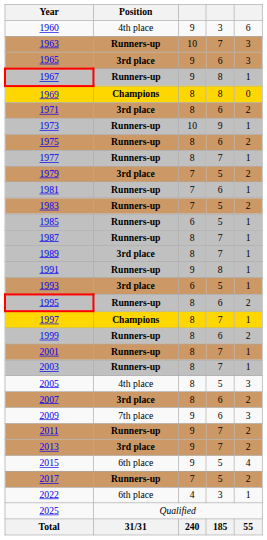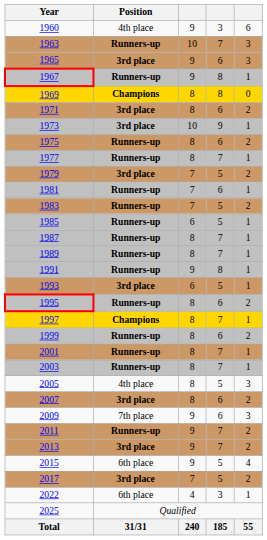(136, 126) Runners-up -> (136, 126) 3rd place
(136, 254) 3rd place -> (136, 254) Runners-up
(136, 479) Runners-up -> (136, 479) 3rd place
